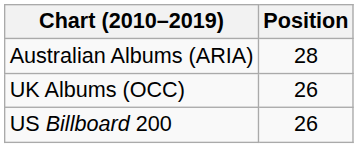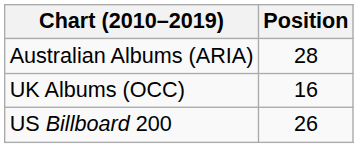(306, 90) 26 -> (306, 90) 16
